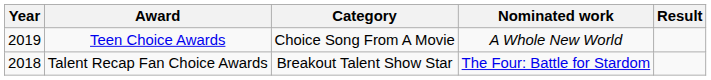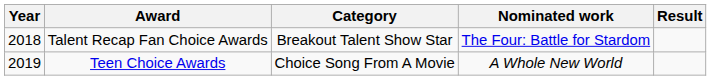rows swapped: (158, 63) <-> (158, 39)
